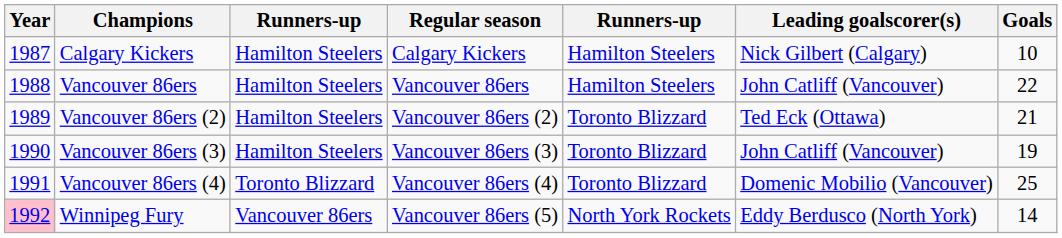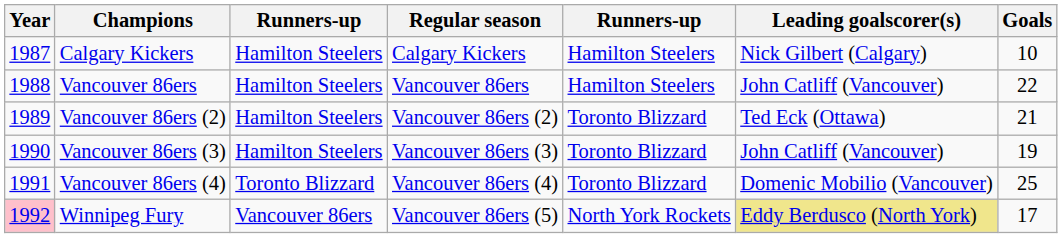(859, 215) no background -> (859, 215) khaki background
(1027, 215) 14 -> (1027, 215) 17
